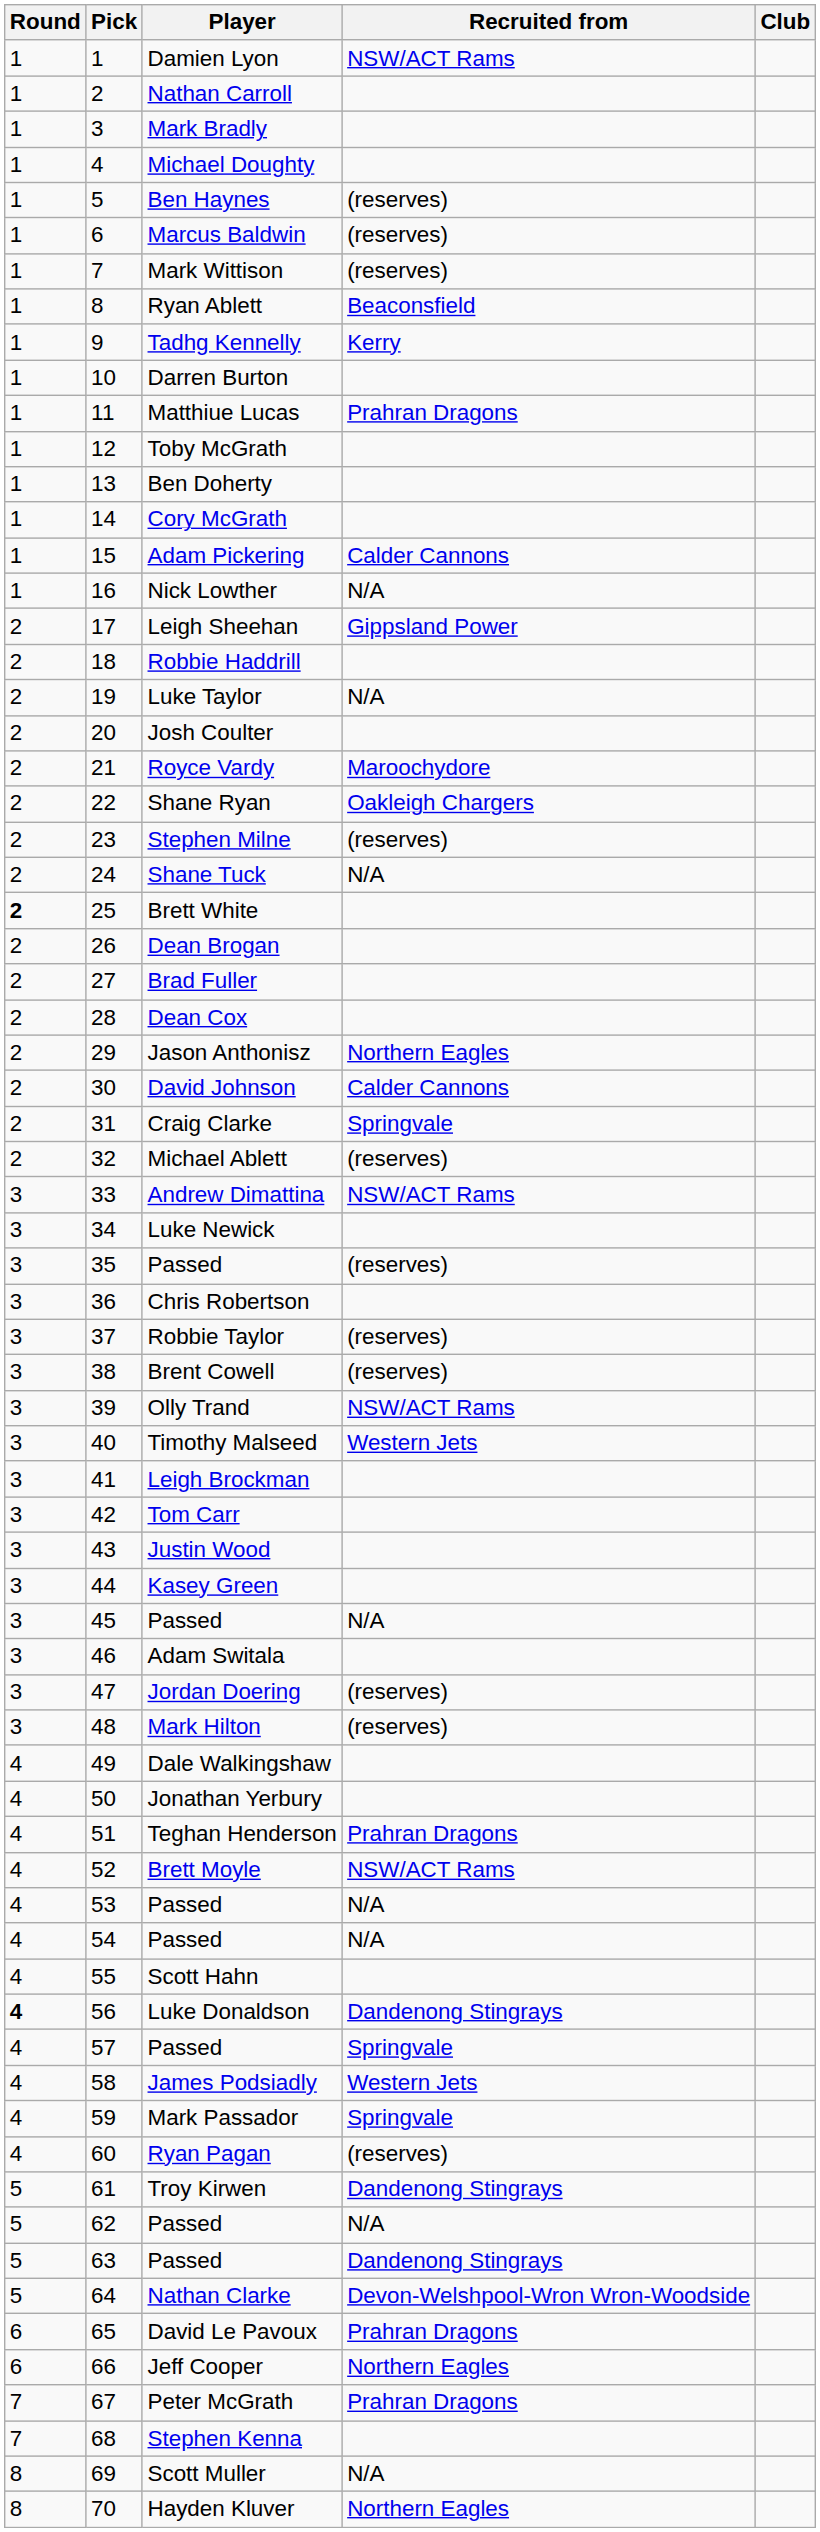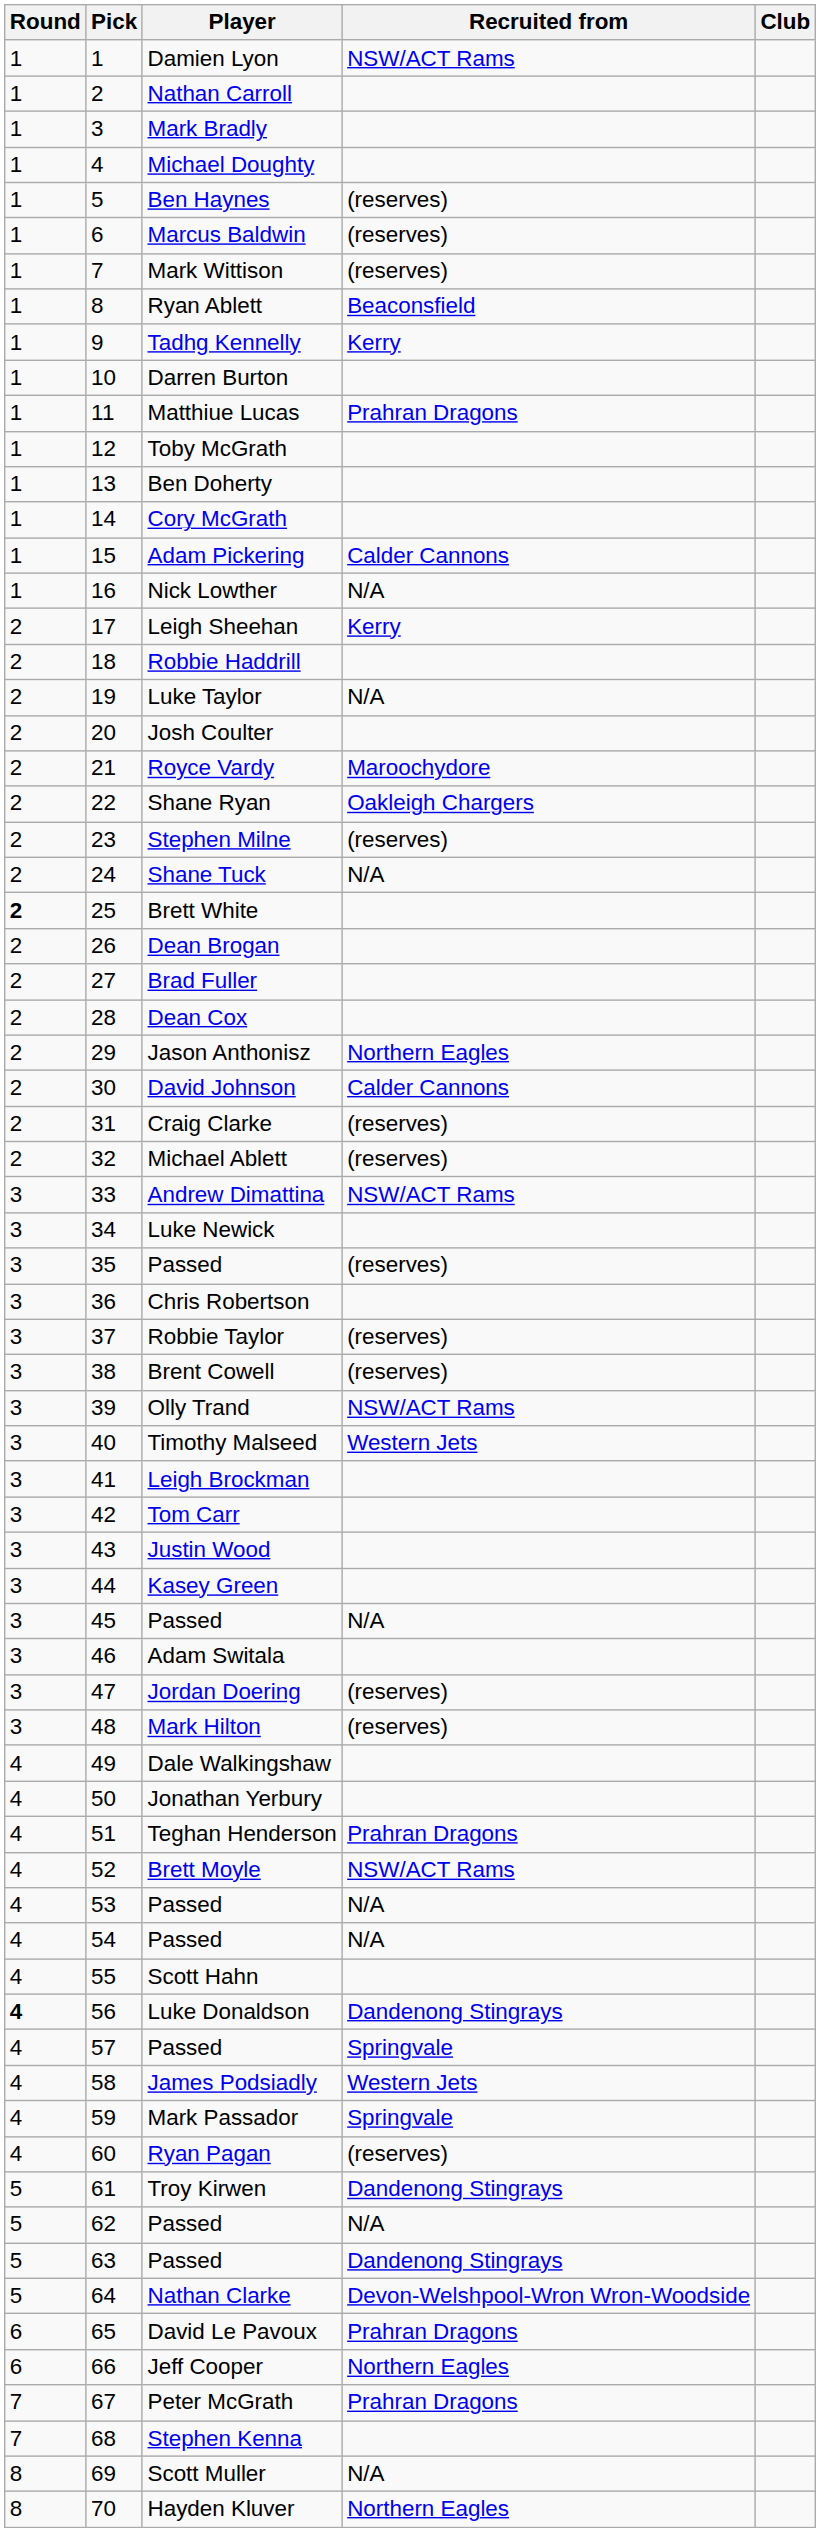(432, 626) Gippsland Power -> (374, 626) Kerry
(400, 1123) Springvale -> (398, 1123) (reserves)
